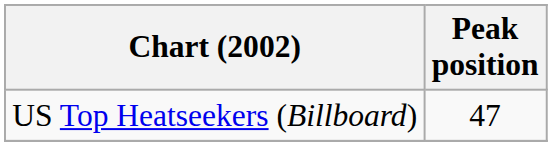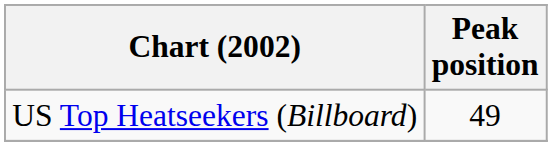(485, 114) 47 -> (485, 114) 49
